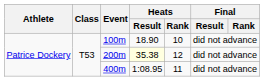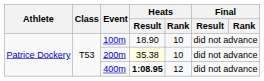(178, 55) 12 -> (178, 55) 10
(147, 69) normal -> (147, 69) bold
(178, 69) 11 -> (178, 69) 12
